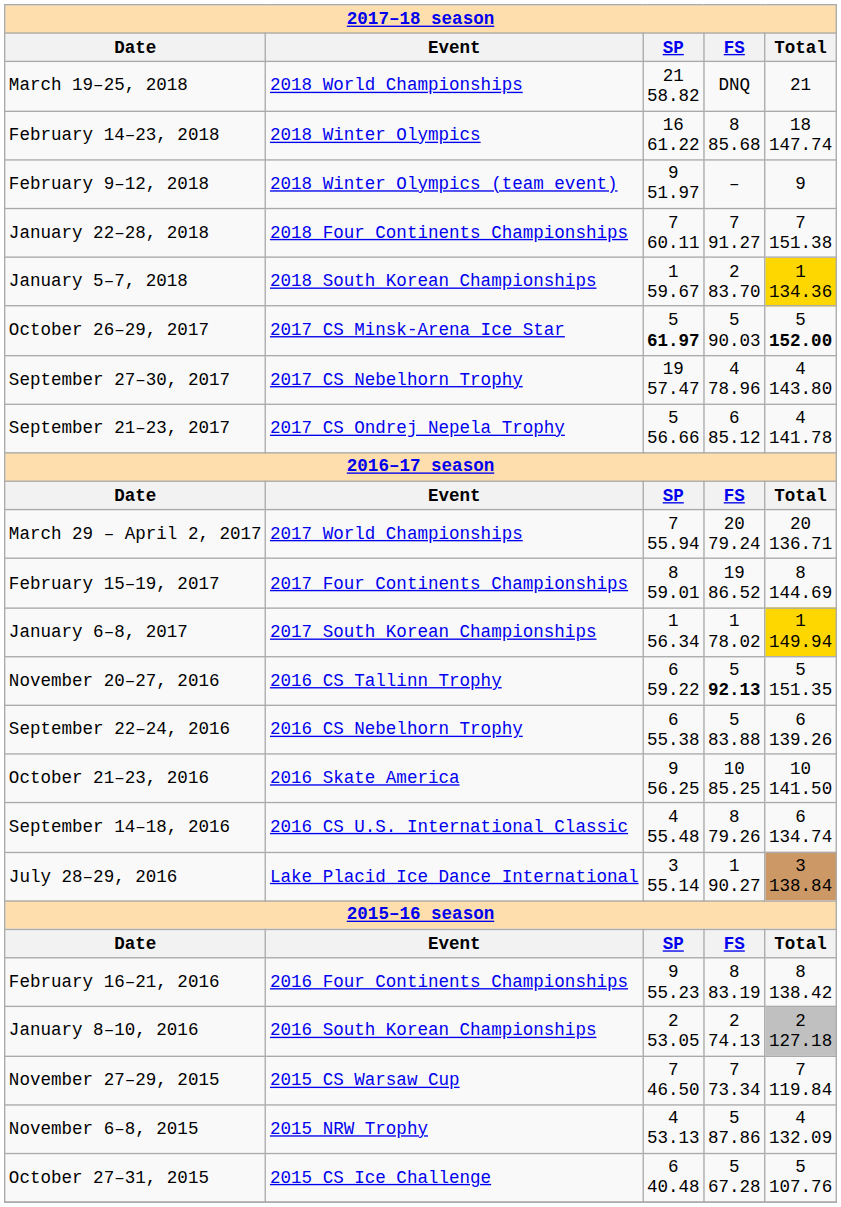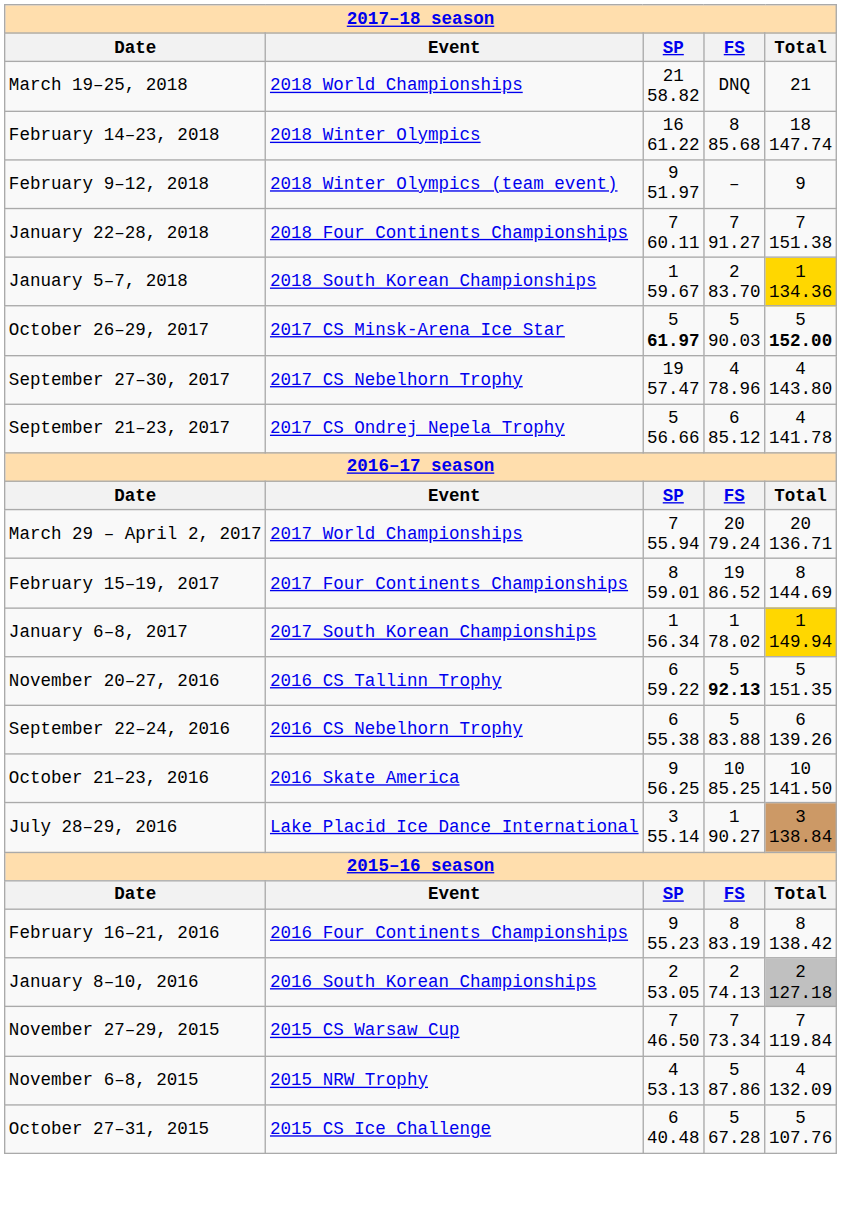- row: (119, 827)
